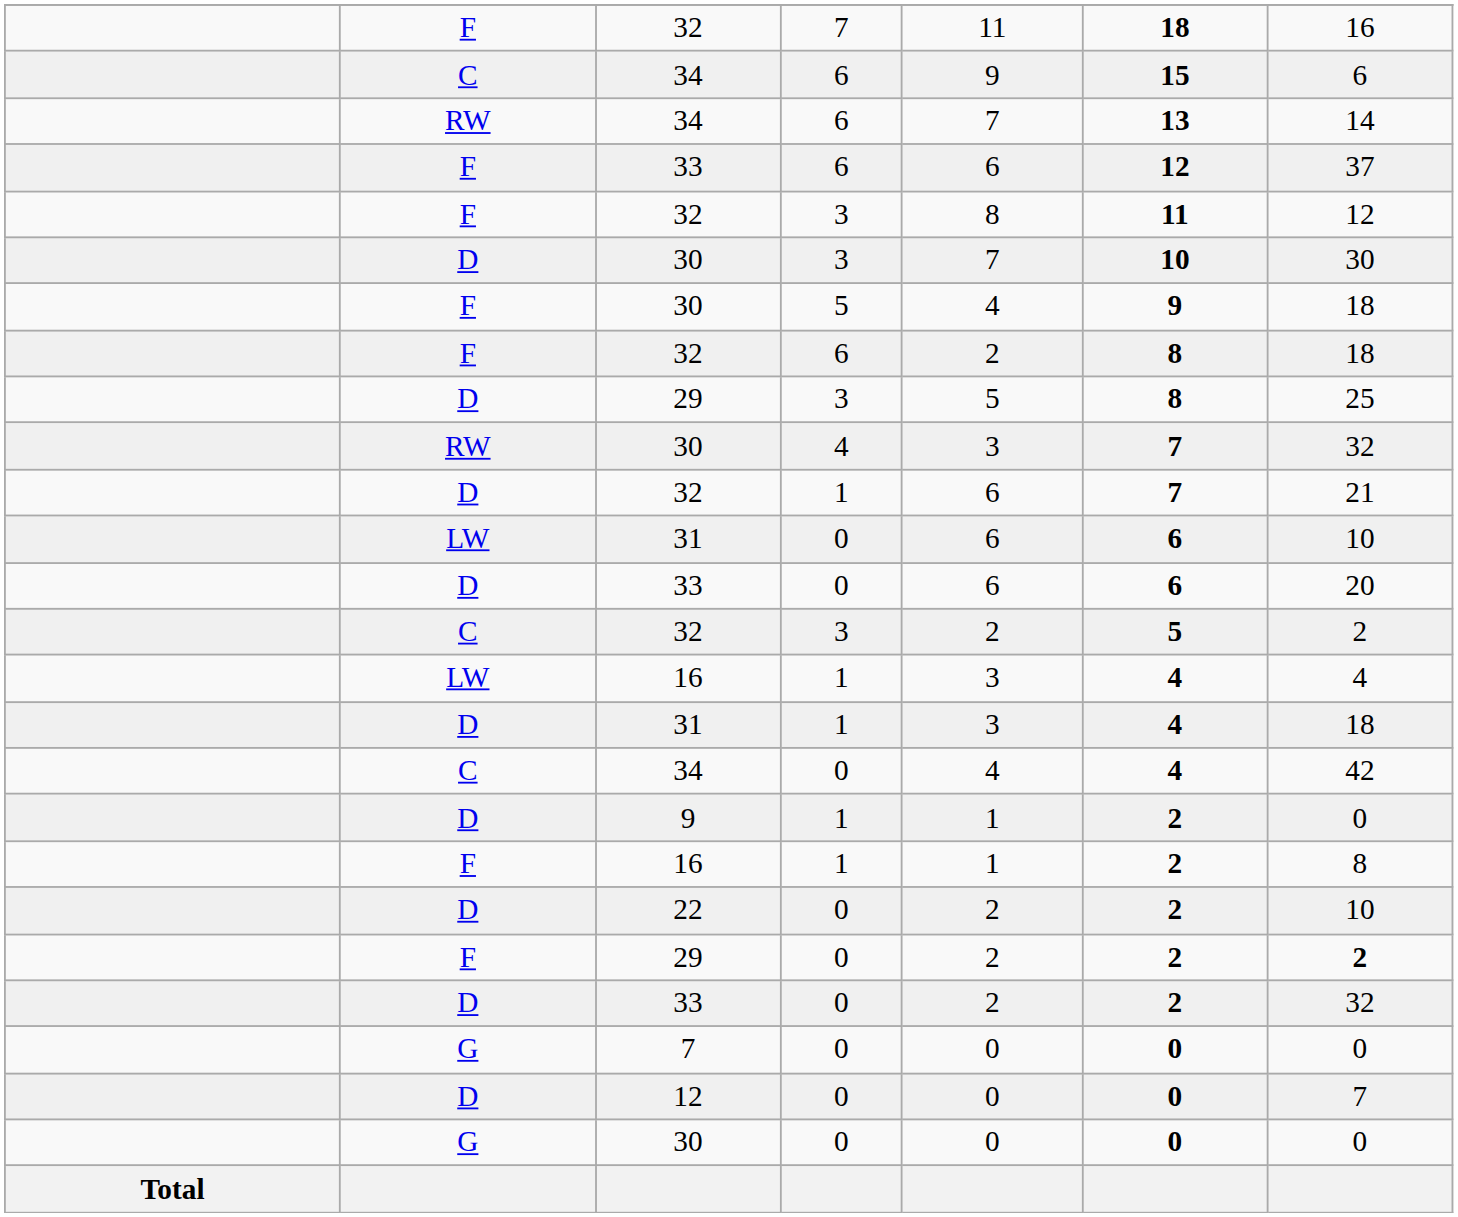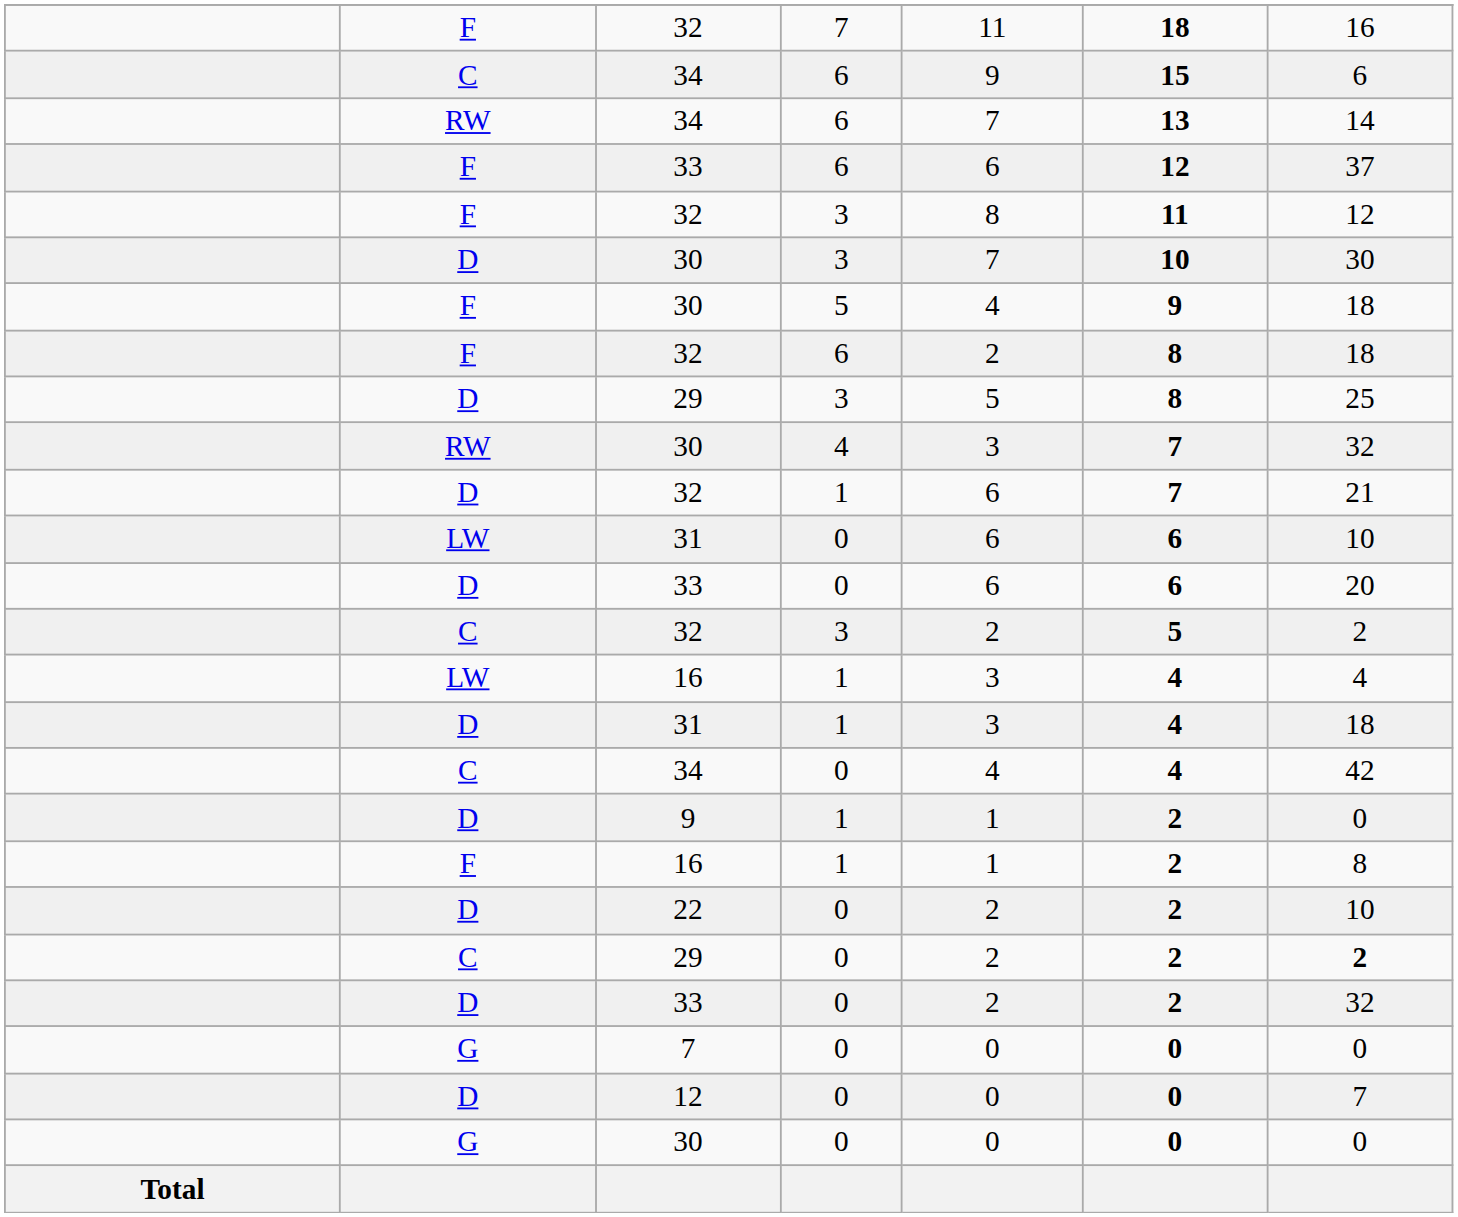(468, 956) F -> (468, 956) C
